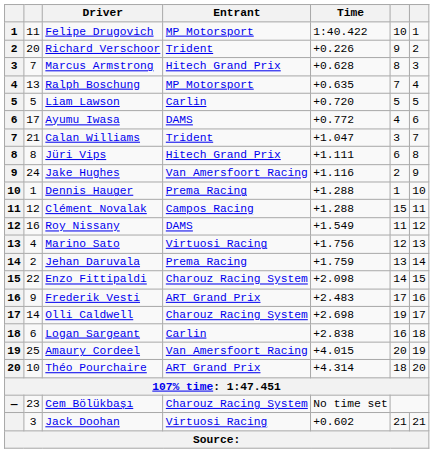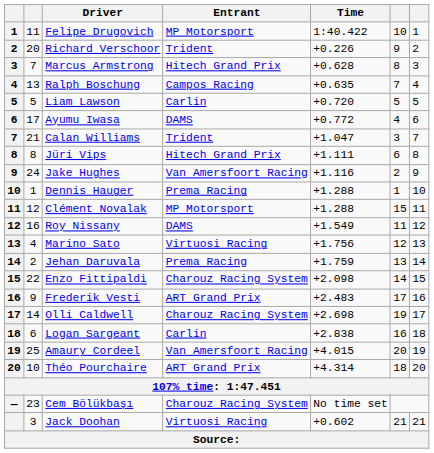(210, 84) MP Motorsport -> (210, 84) Campos Racing
(210, 209) Campos Racing -> (210, 209) MP Motorsport
